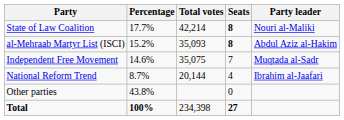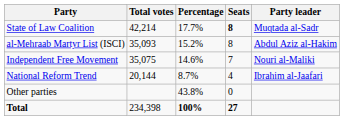columns swapped: (201, 12) <-> (152, 12)
(284, 28) Nouri al-Maliki -> (286, 28) Muqtada al-Sadr
(230, 44) bold -> (230, 44) normal
(286, 60) Muqtada al-Sadr -> (284, 60) Nouri al-Maliki
